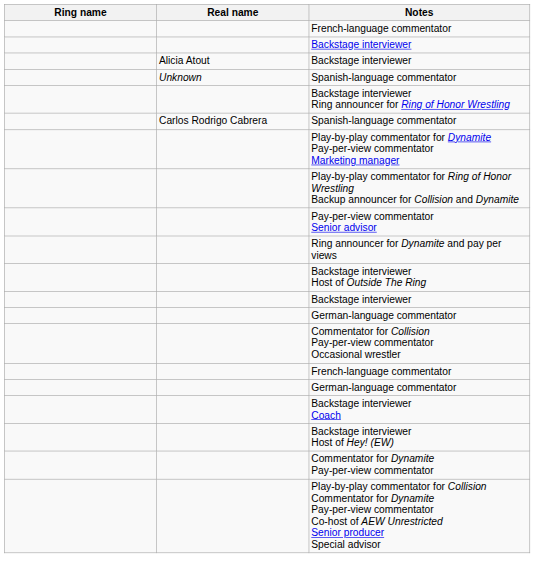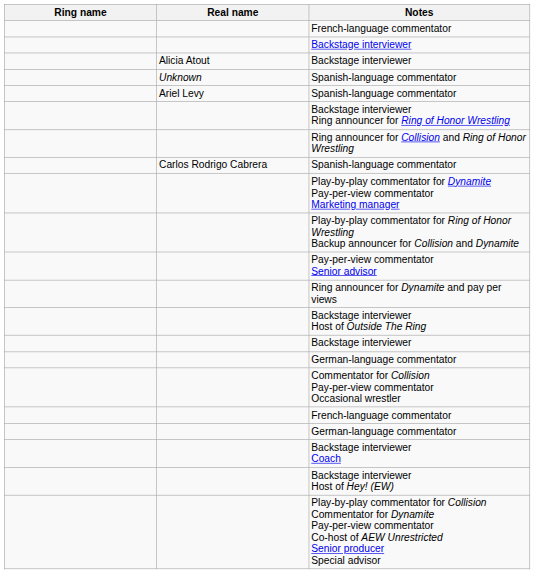+ row: (181, 93)
+ row: (233, 143)
- row: (233, 465)
